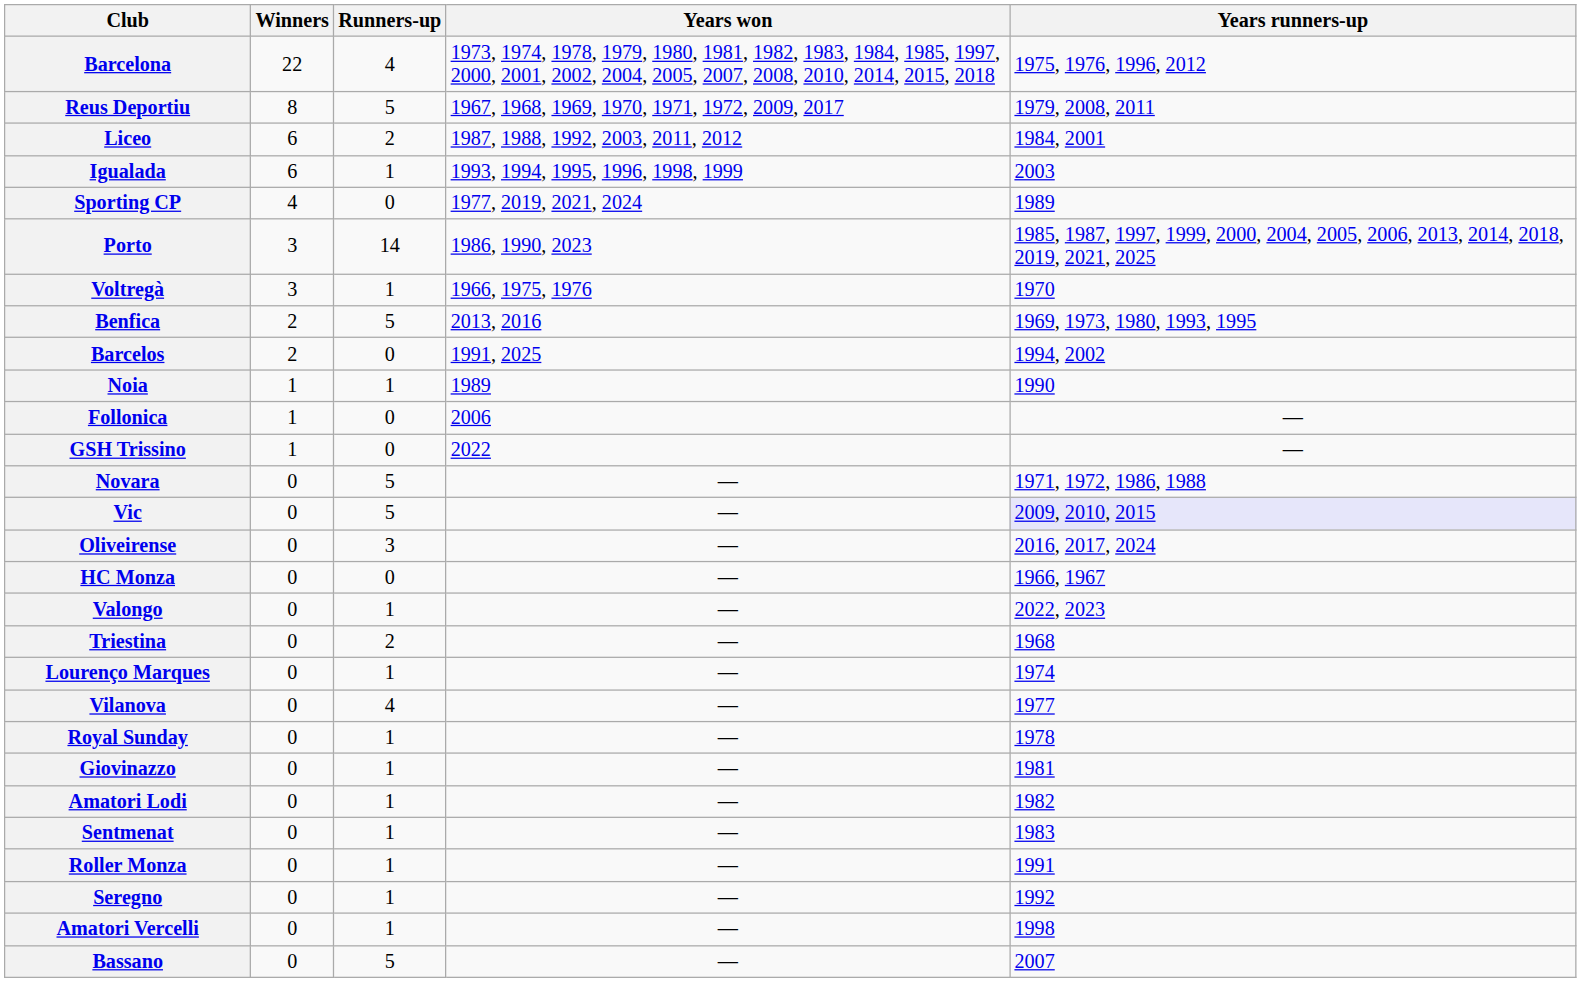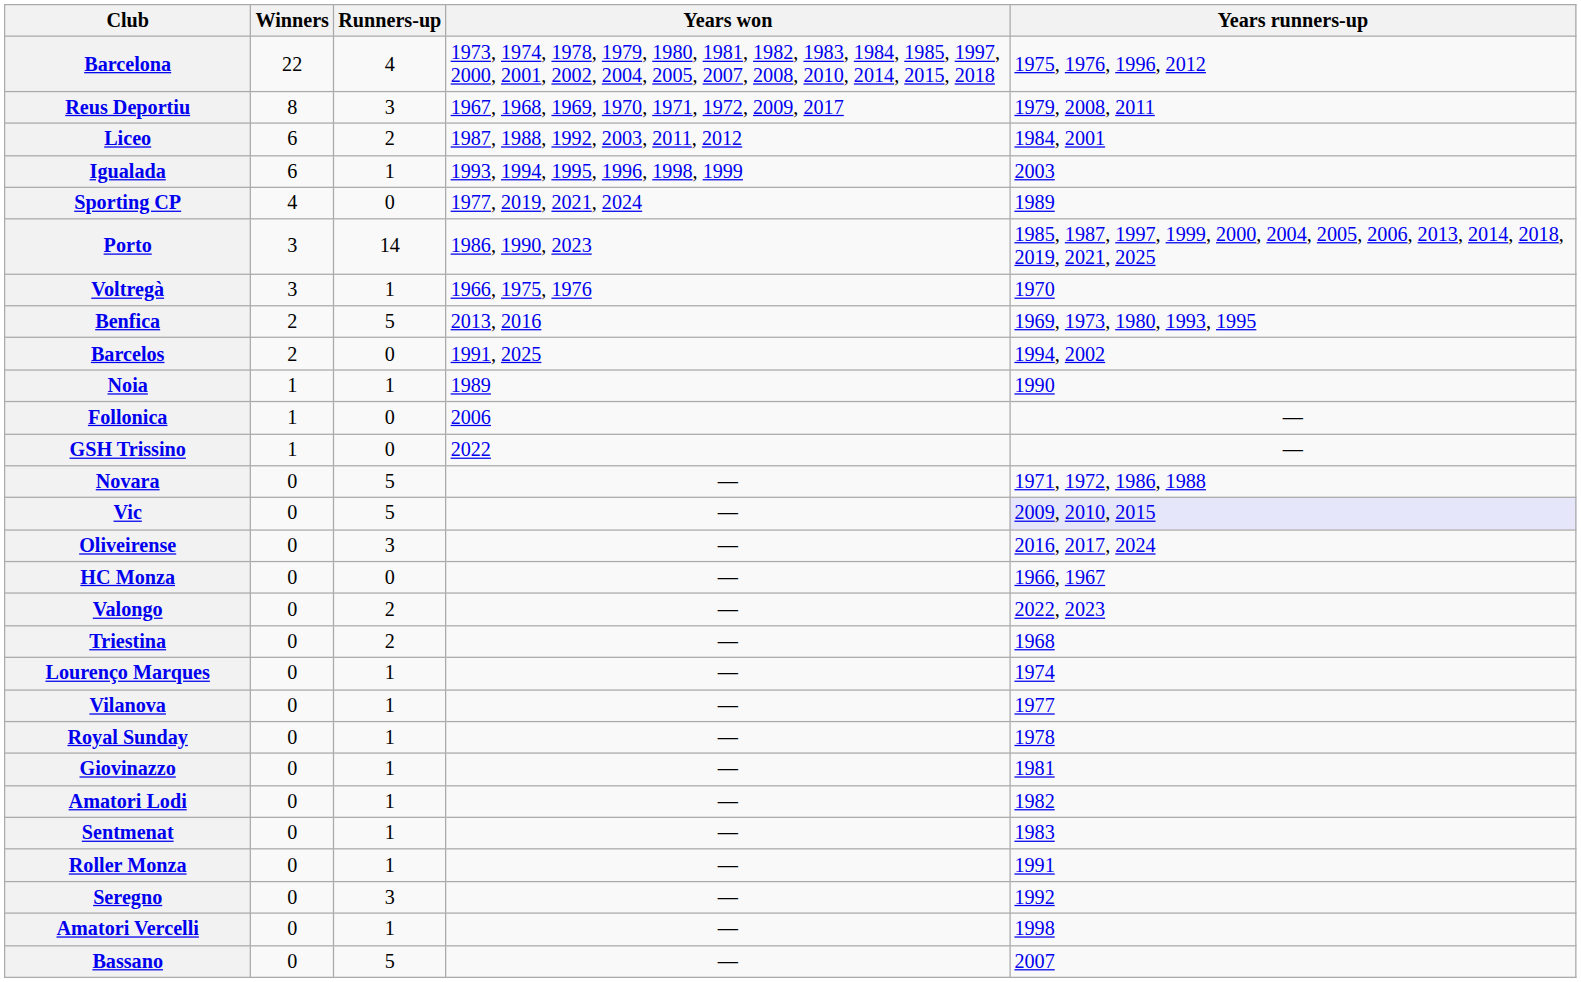(390, 107) 5 -> (390, 107) 3
(390, 609) 1 -> (390, 609) 2
(390, 705) 4 -> (390, 705) 1
(390, 897) 1 -> (390, 897) 3
